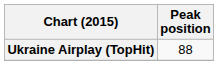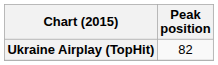(185, 49) 88 -> (185, 49) 82
